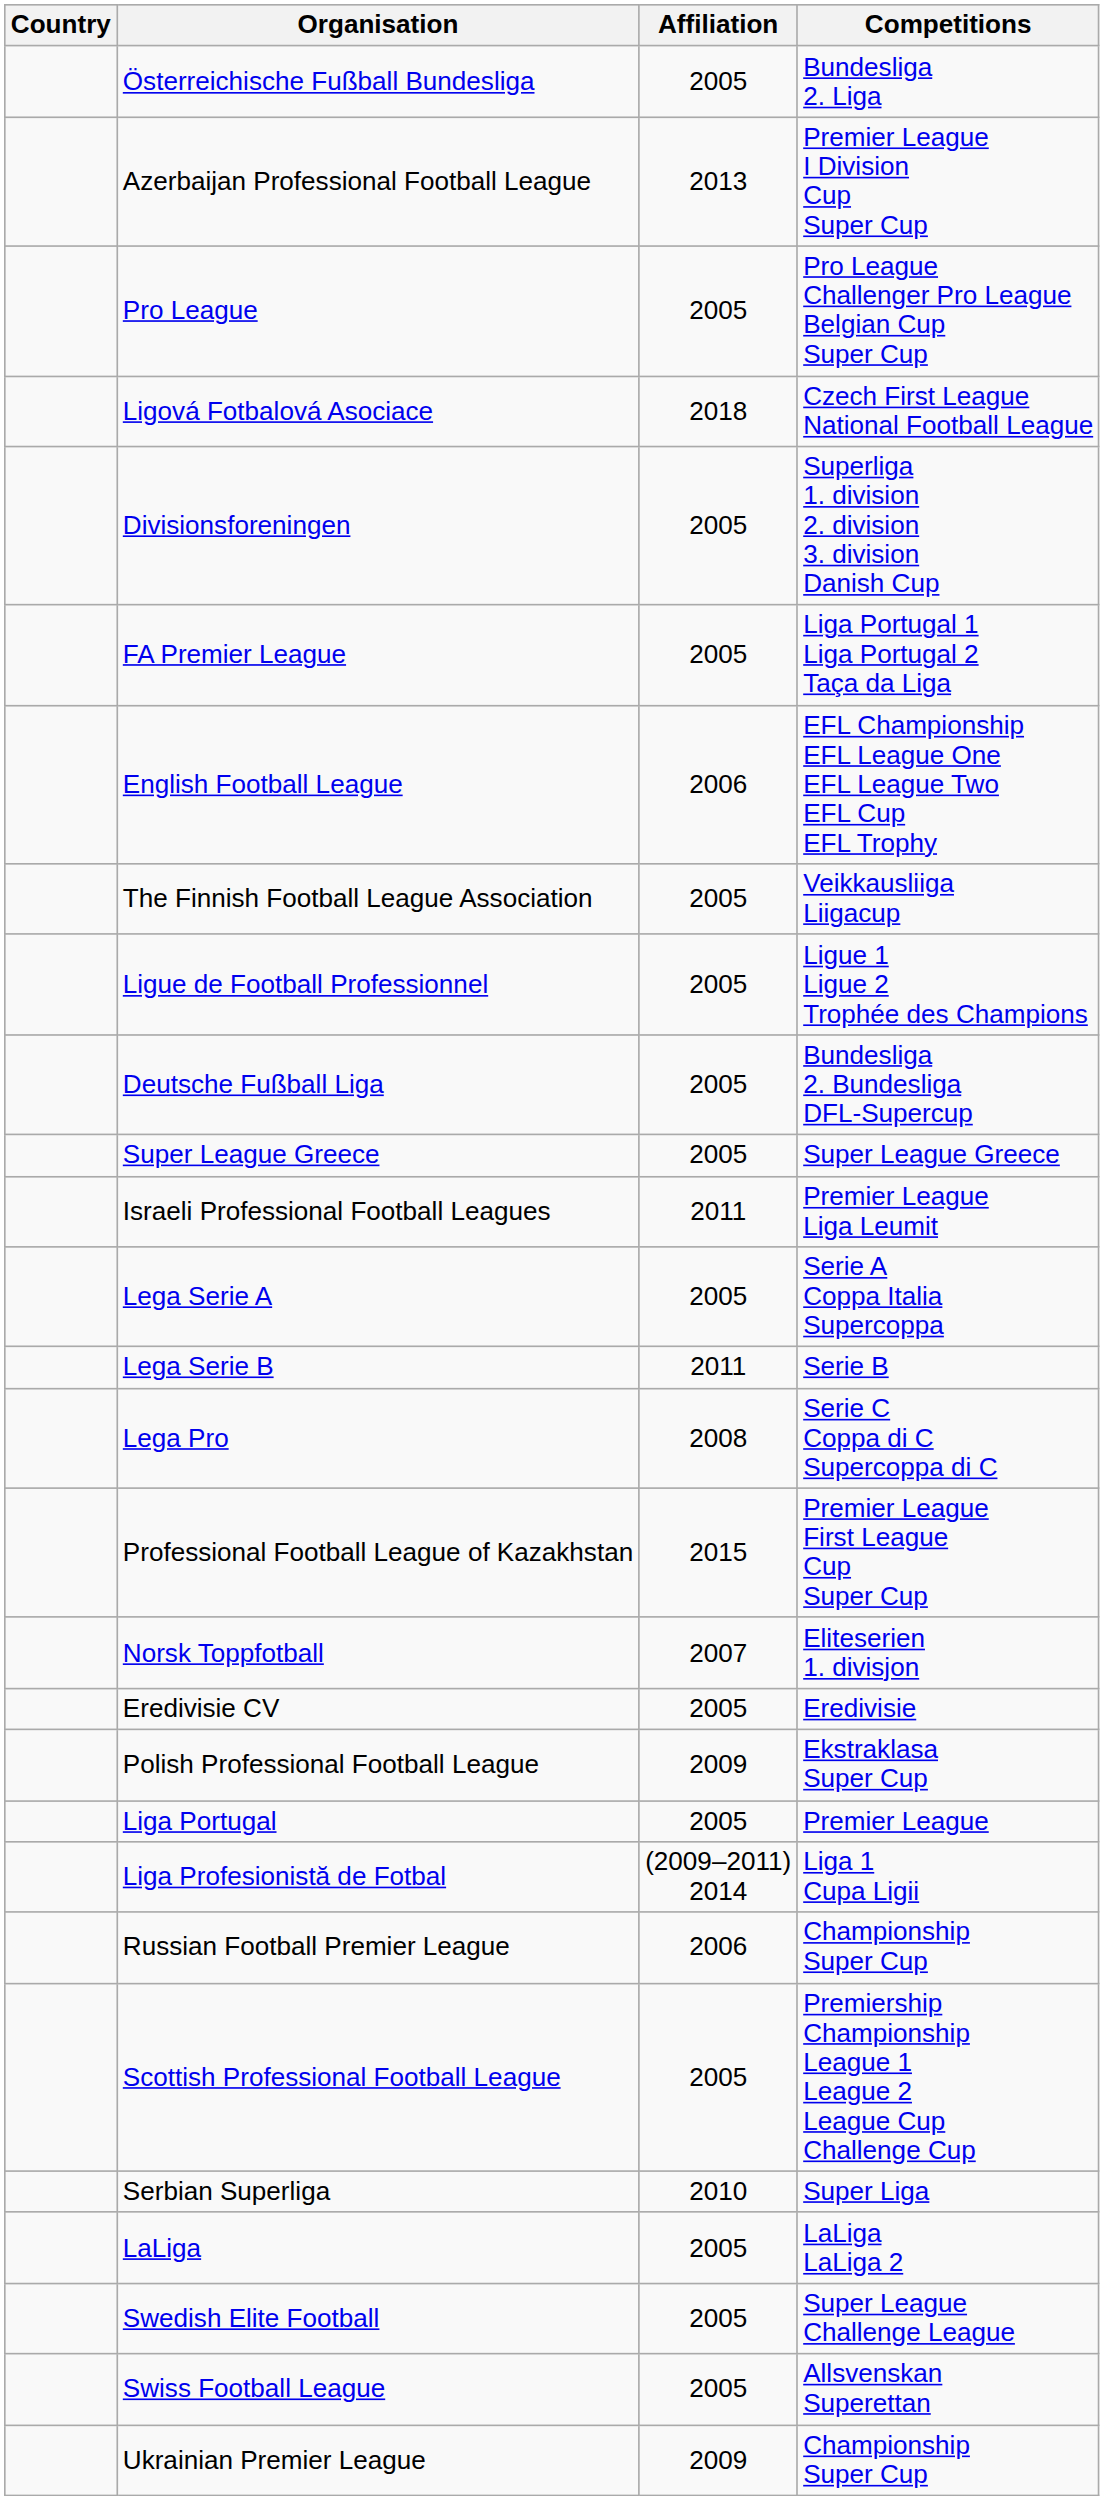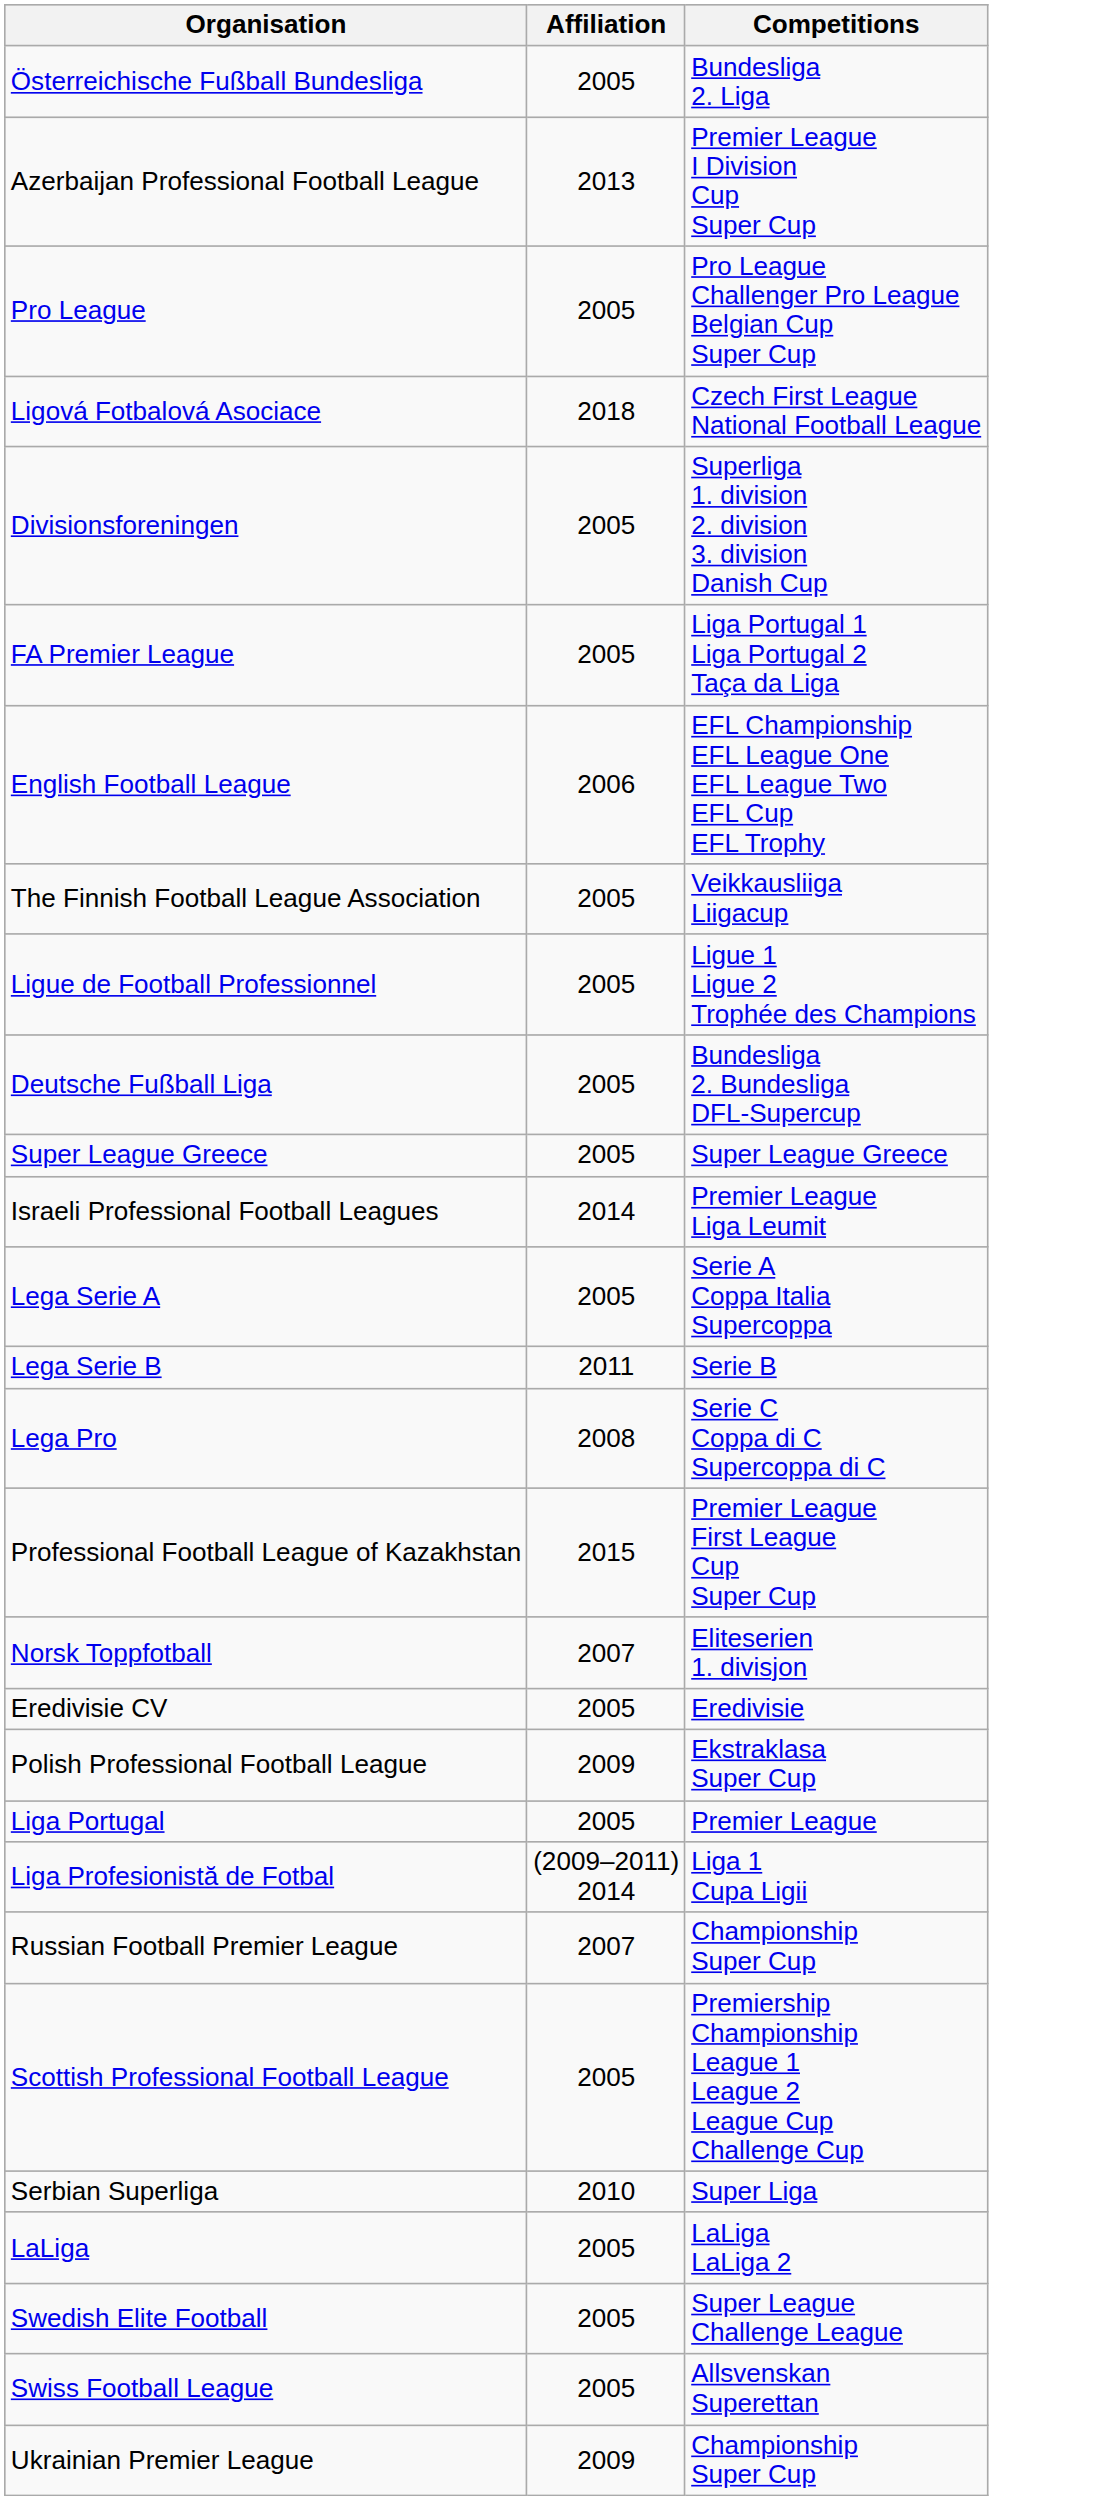- column: (61, 25)
(718, 1211) 2011 -> (606, 1211) 2014
(718, 1947) 2006 -> (606, 1947) 2007
